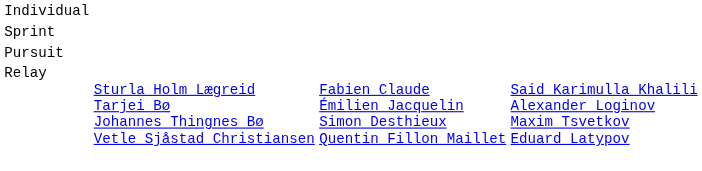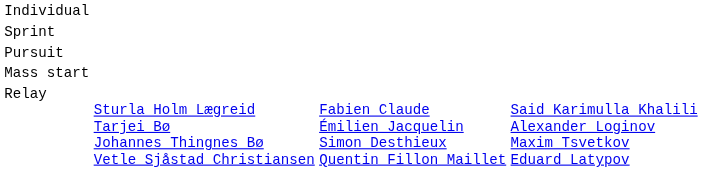+ row: (47, 74)
